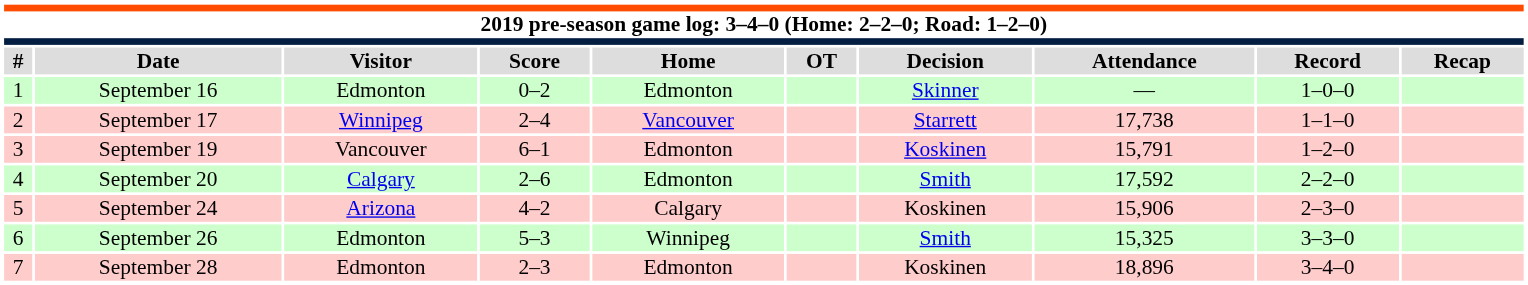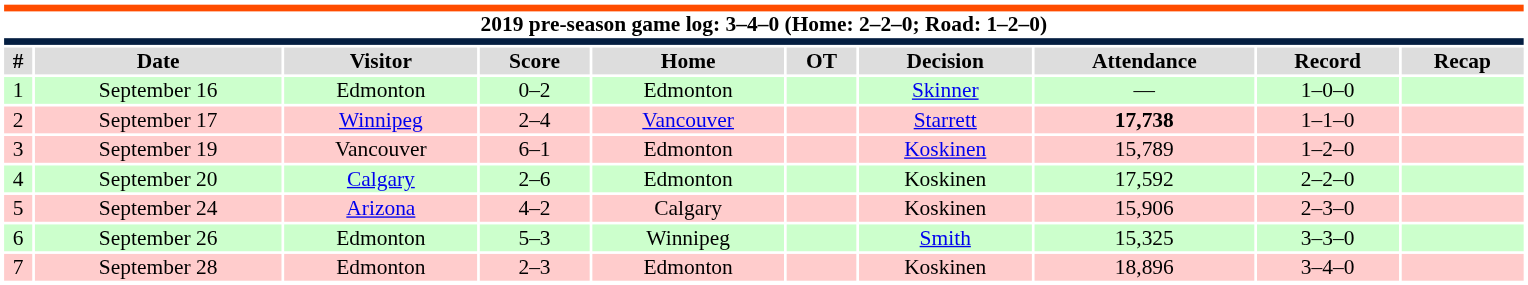(1144, 119) normal -> (1144, 119) bold
(1144, 149) 15,791 -> (1144, 149) 15,789
(945, 178) Smith -> (945, 178) Koskinen
